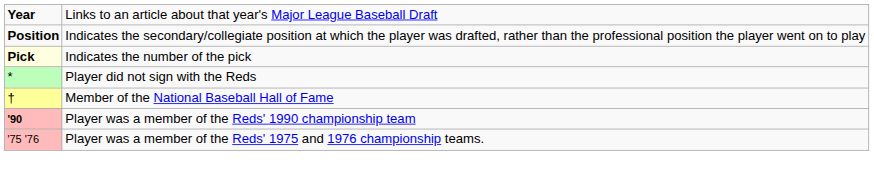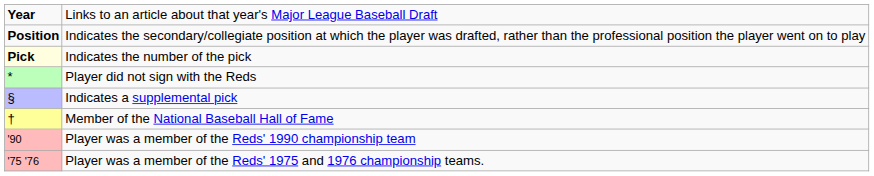+ row: (151, 98)
(15, 118) bold -> (15, 140) normal
